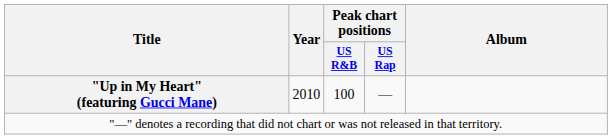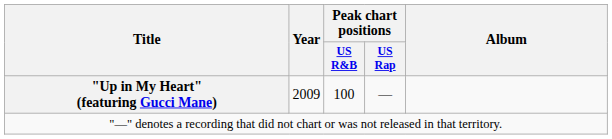(306, 94) 2010 -> (306, 94) 2009
